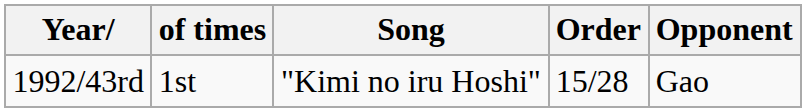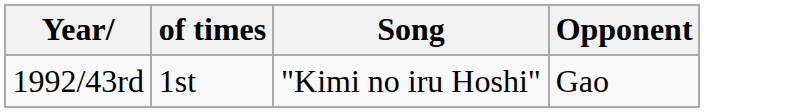- column: (598, 29)
